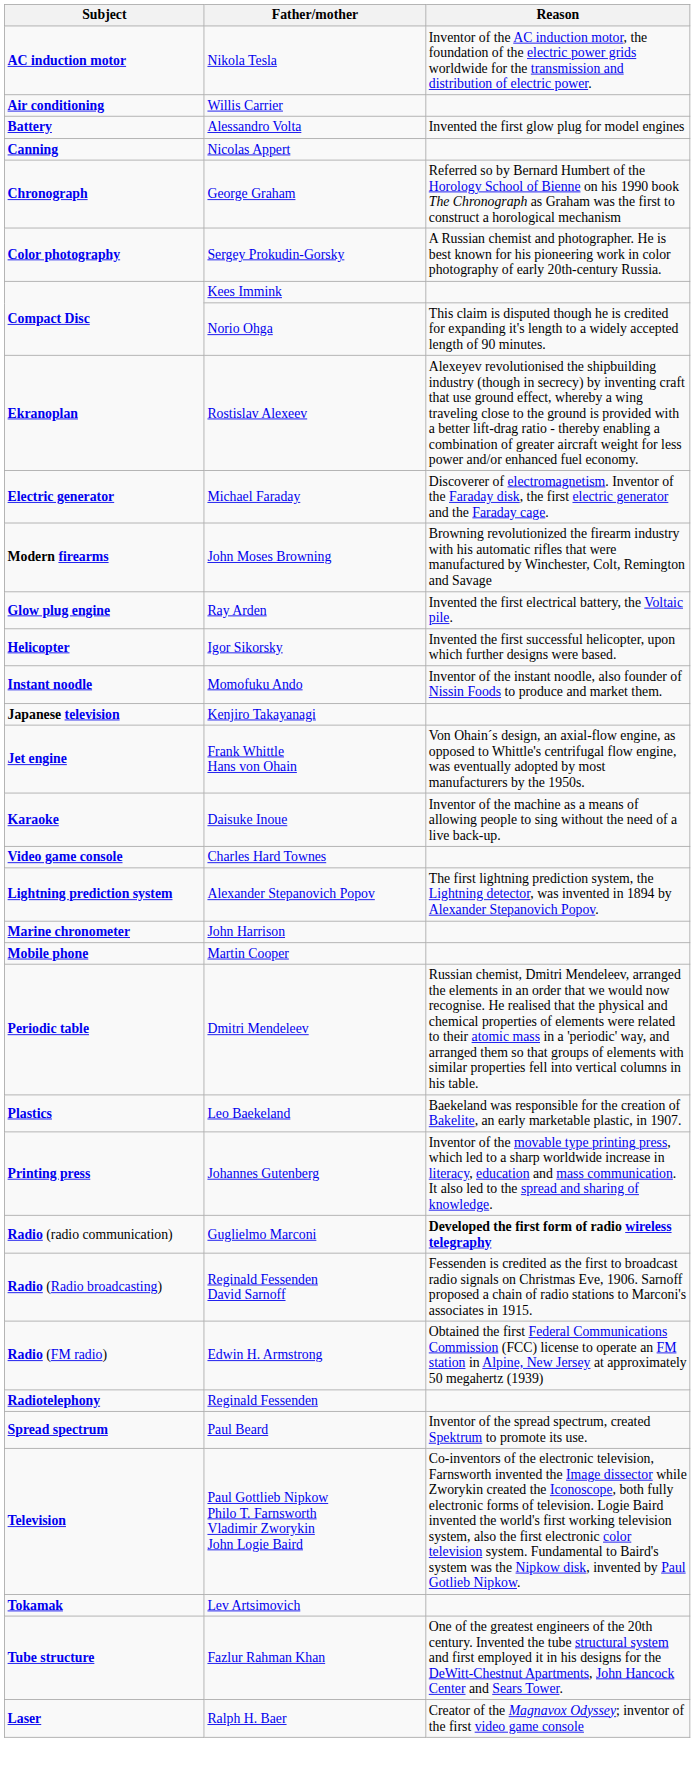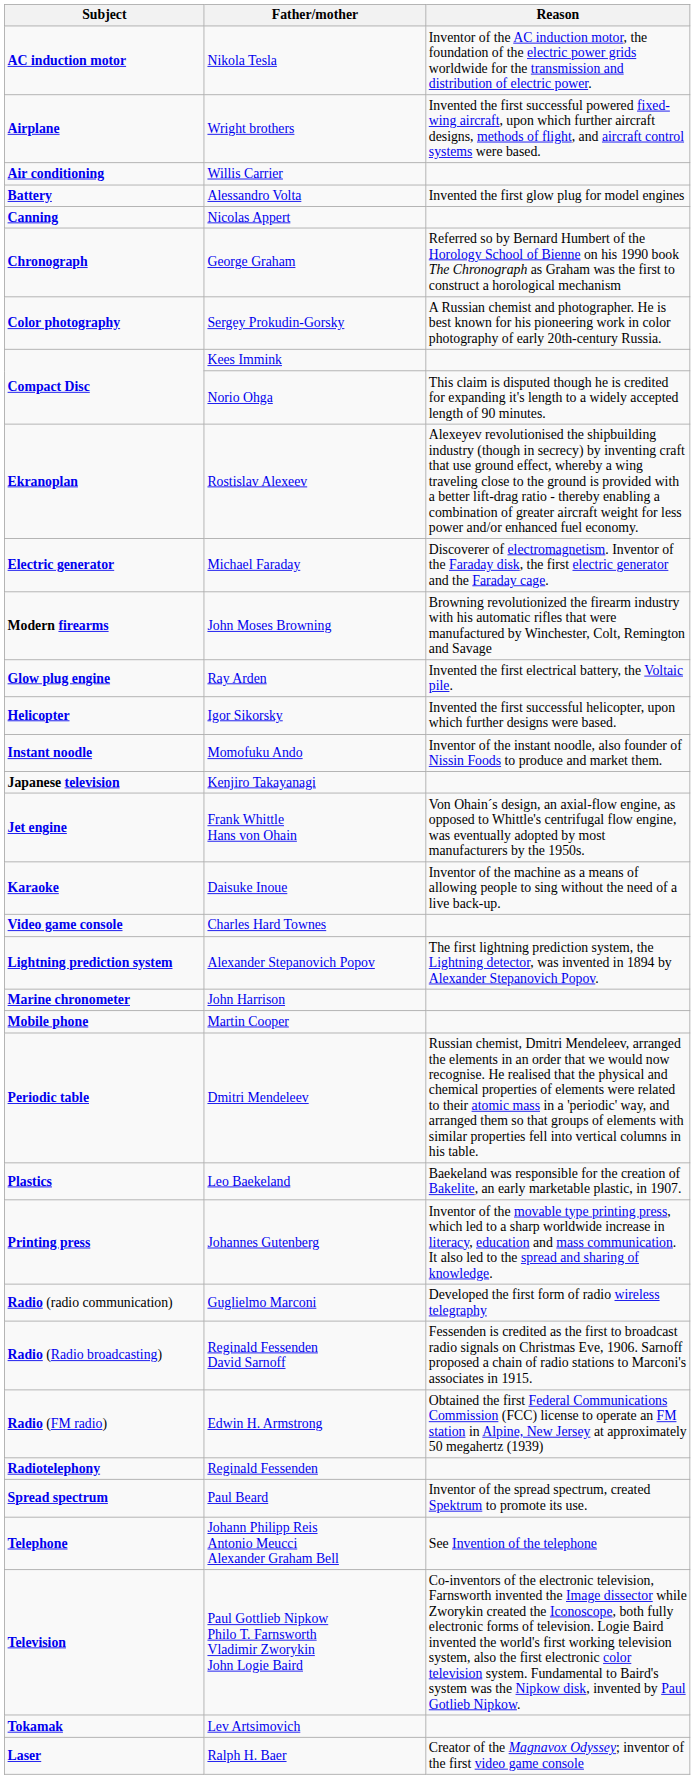+ row: (251, 128)
(550, 1234) bold -> (544, 1302) normal
+ row: (273, 1543)
- row: (266, 1658)
